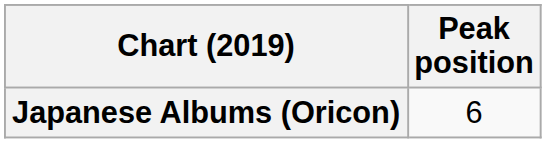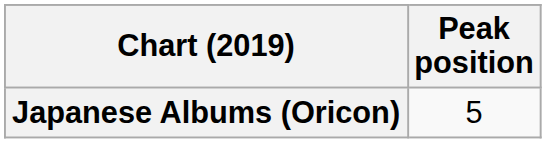(474, 112) 6 -> (474, 112) 5
